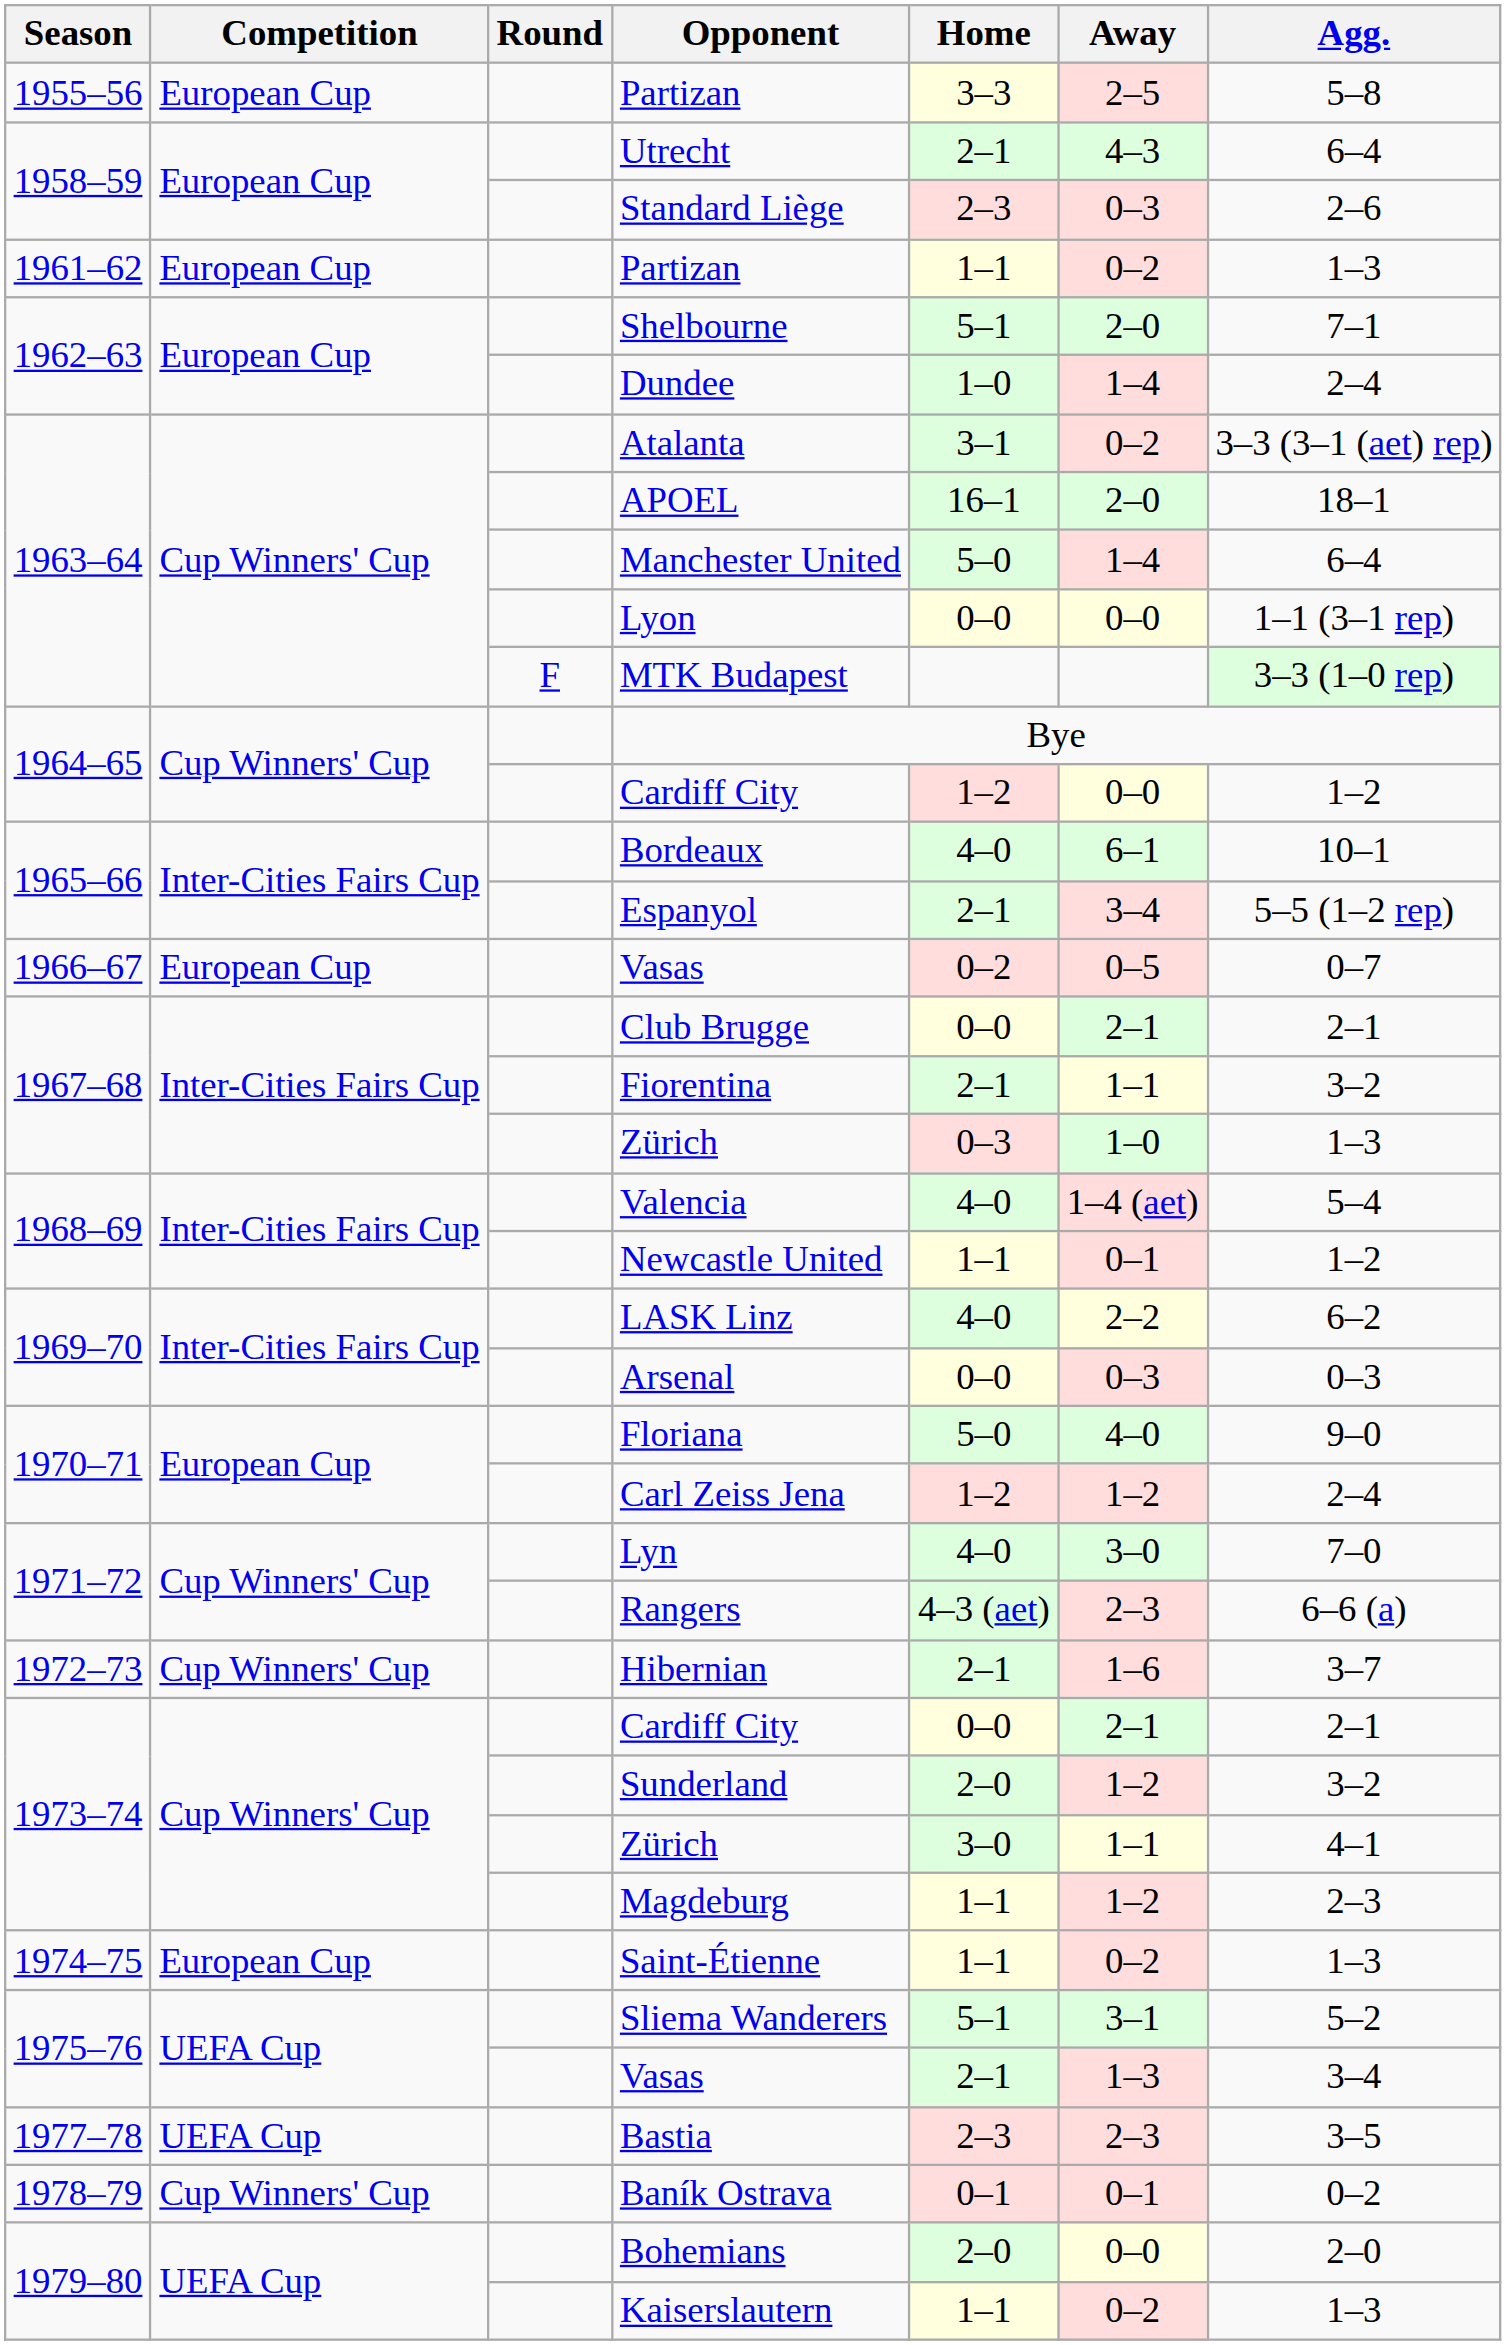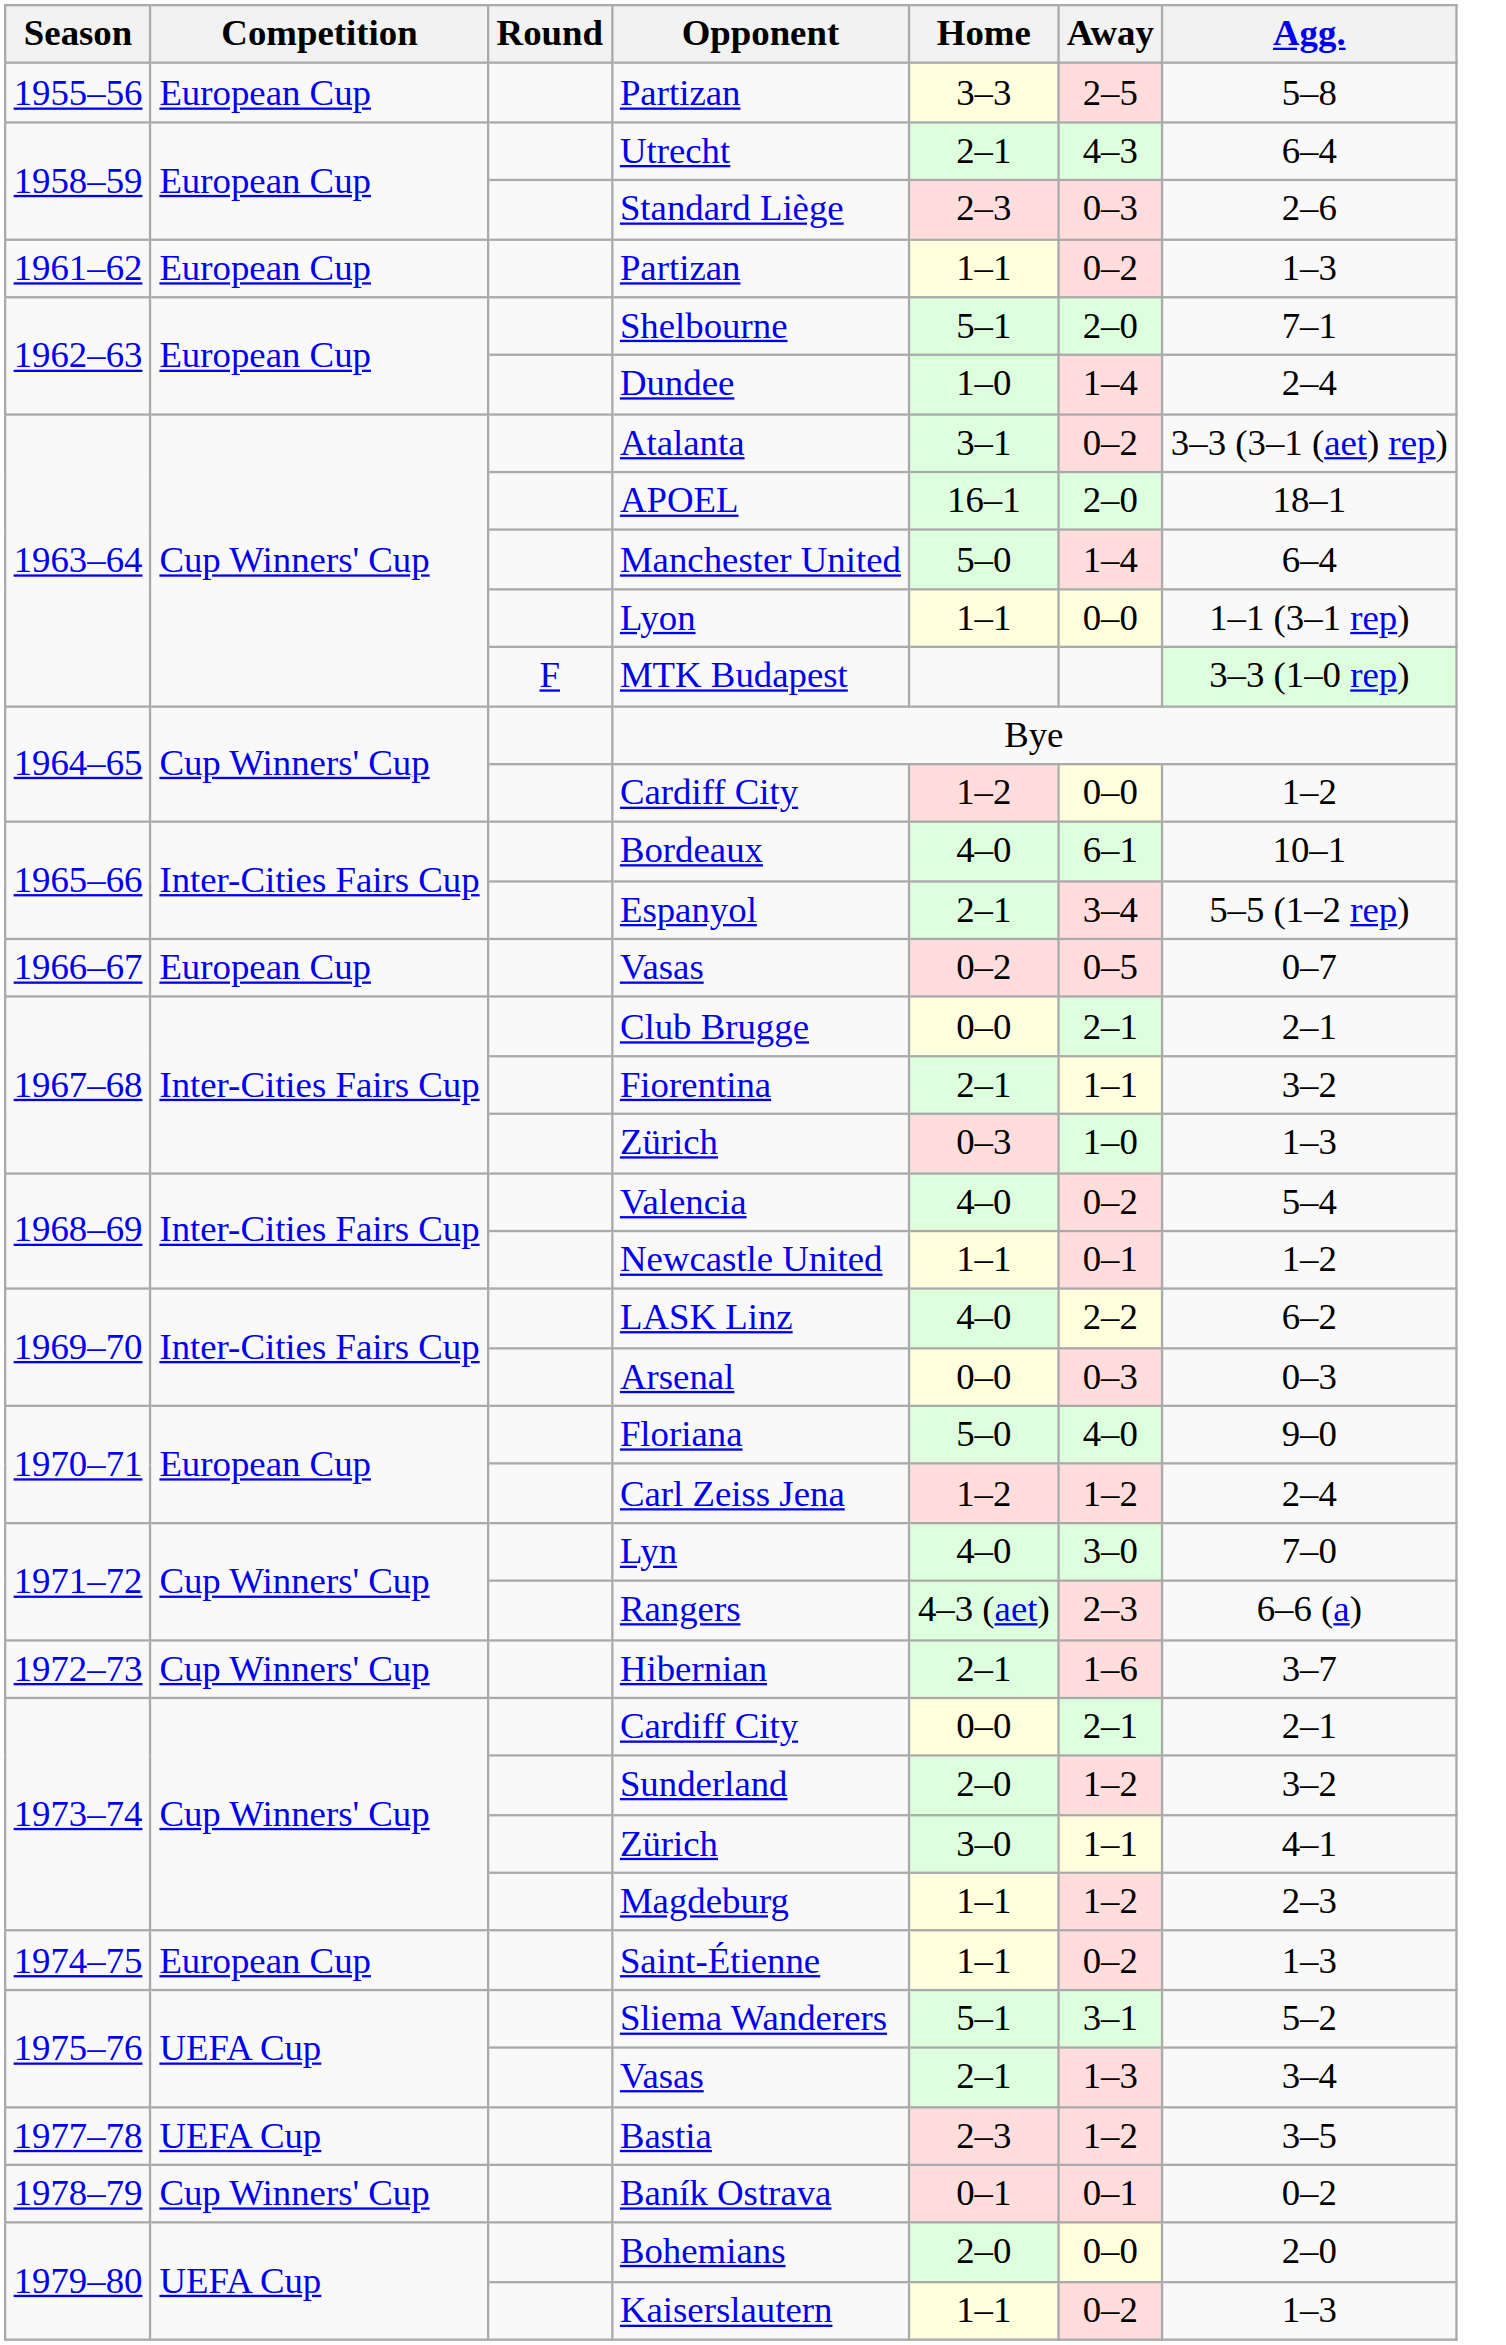(984, 617) 0–0 -> (984, 617) 1–1
(1133, 1200) 1–4 (aet) -> (1110, 1200) 0–2
(1133, 2134) 2–3 -> (1110, 2134) 1–2
